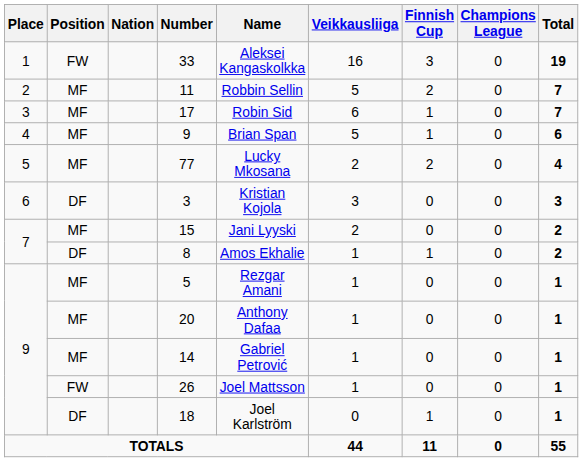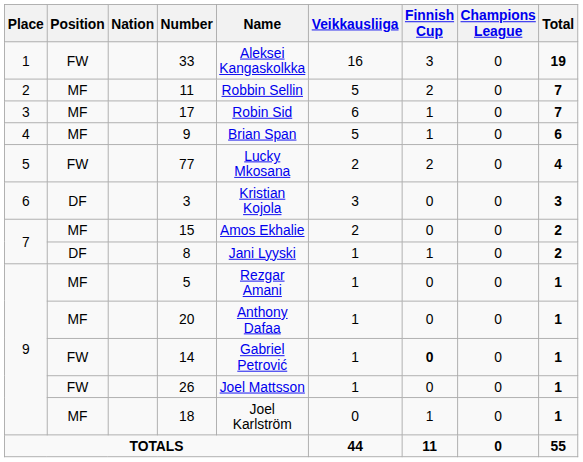(77, 164) MF -> (77, 164) FW
(262, 231) Jani Lyyski -> (262, 231) Amos Ekhalie
(262, 253) Amos Ekhalie -> (262, 253) Jani Lyyski
(77, 357) MF -> (77, 357) FW
(430, 357) normal -> (430, 357) bold
(77, 416) DF -> (77, 416) MF
